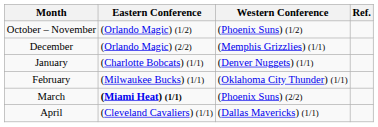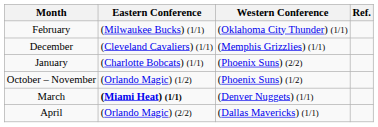rows swapped: (51, 29) <-> (51, 79)
(146, 46) (Orlando Magic) (2/2) -> (157, 46) (Cleveland Cavaliers) (1/1)
(266, 63) (Denver Nuggets) (1/1) -> (260, 63) (Phoenix Suns) (2/2)
(260, 96) (Phoenix Suns) (2/2) -> (266, 96) (Denver Nuggets) (1/1)
(157, 113) (Cleveland Cavaliers) (1/1) -> (146, 113) (Orlando Magic) (2/2)
